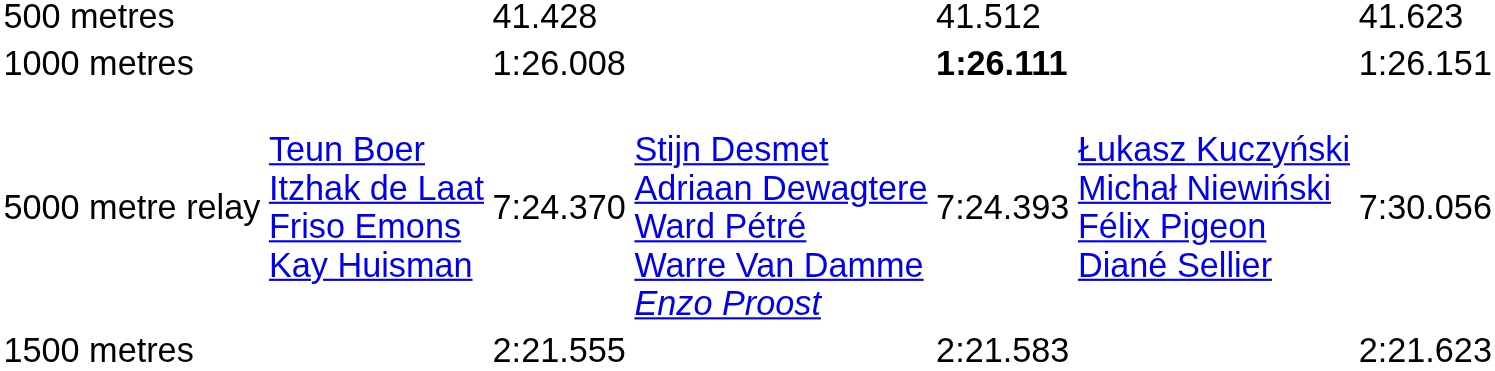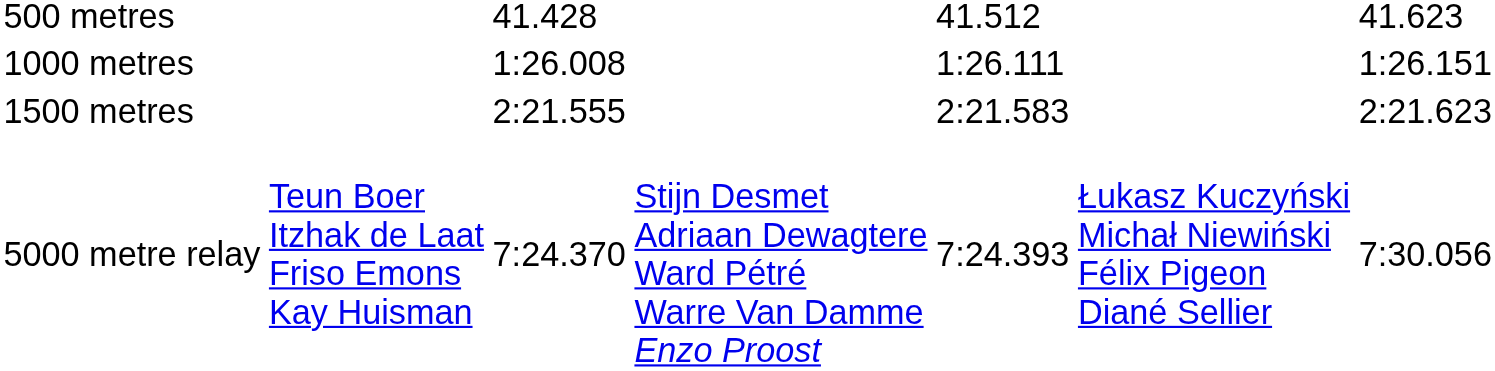(1002, 64) bold -> (1000, 64) normal
rows swapped: (99, 350) <-> (132, 207)
